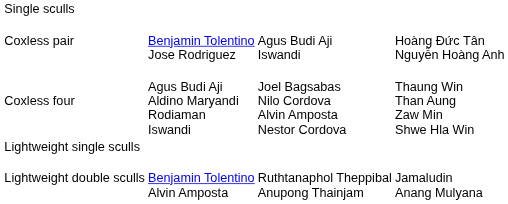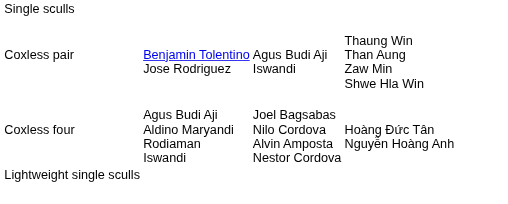(450, 48) Hoàng Đức Tân Nguyễn Hoàng Anh -> (384, 62) Thaung Win Than Aung Zaw Min Shwe Hla Win
(435, 108) Thaung Win Than Aung Zaw Min Shwe Hla Win -> (399, 136) Hoàng Đức Tân Nguyễn Hoàng Anh
- row: (75, 178)
